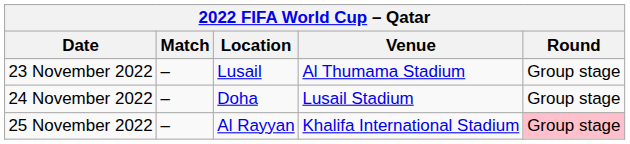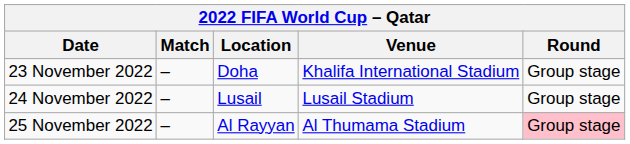(240, 71) Lusail -> (238, 71) Doha
(384, 71) Al Thumama Stadium -> (411, 71) Khalifa International Stadium
(238, 98) Doha -> (240, 98) Lusail
(411, 125) Khalifa International Stadium -> (384, 125) Al Thumama Stadium
